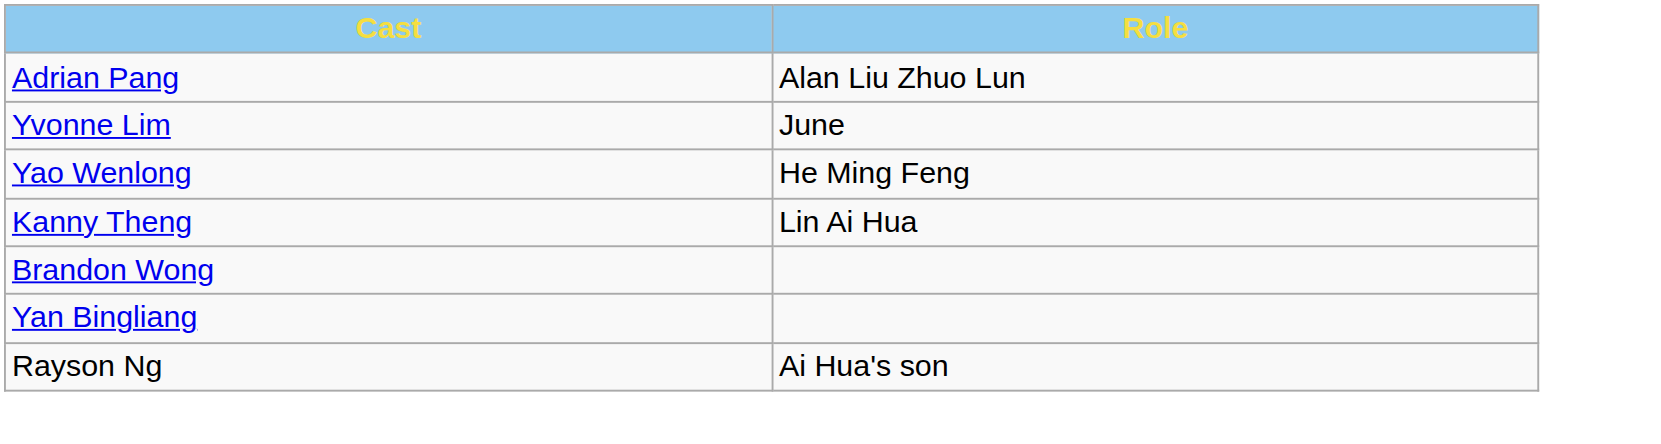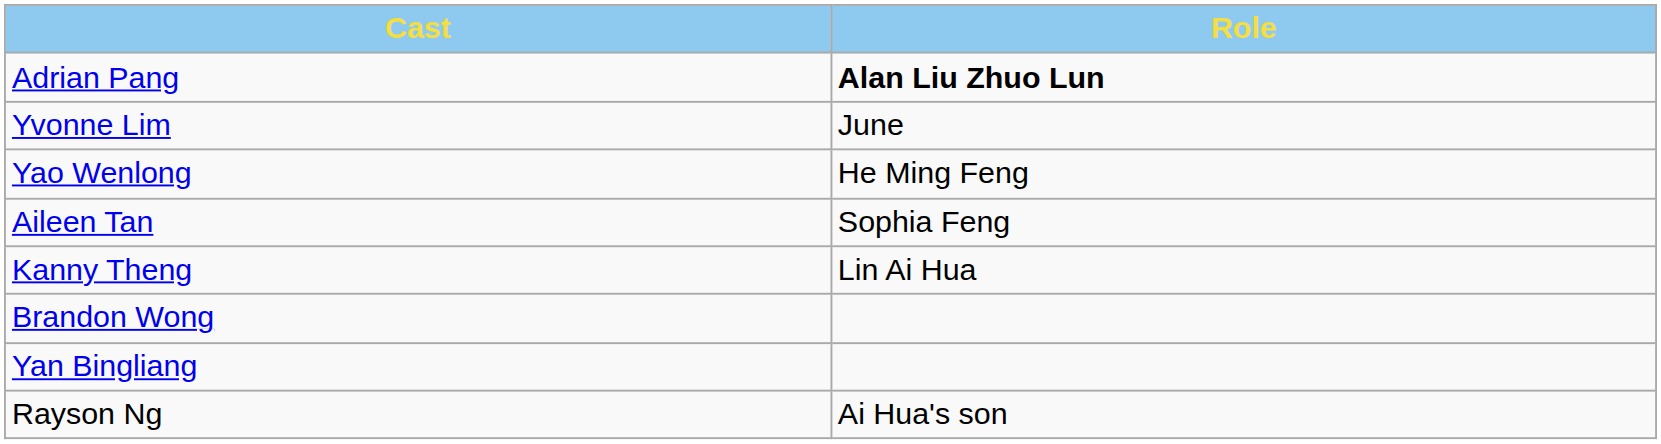(902, 76) normal -> (971, 76) bold
+ row: (83, 221)
